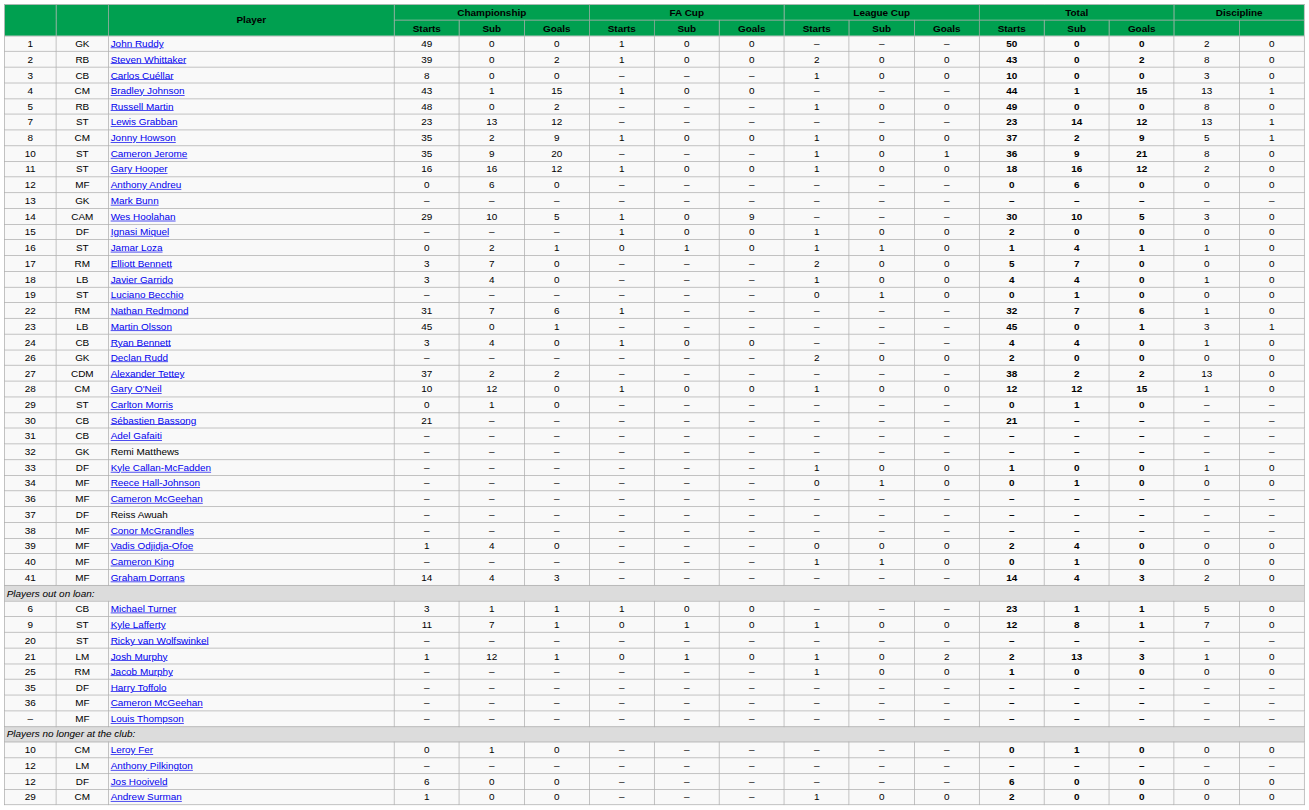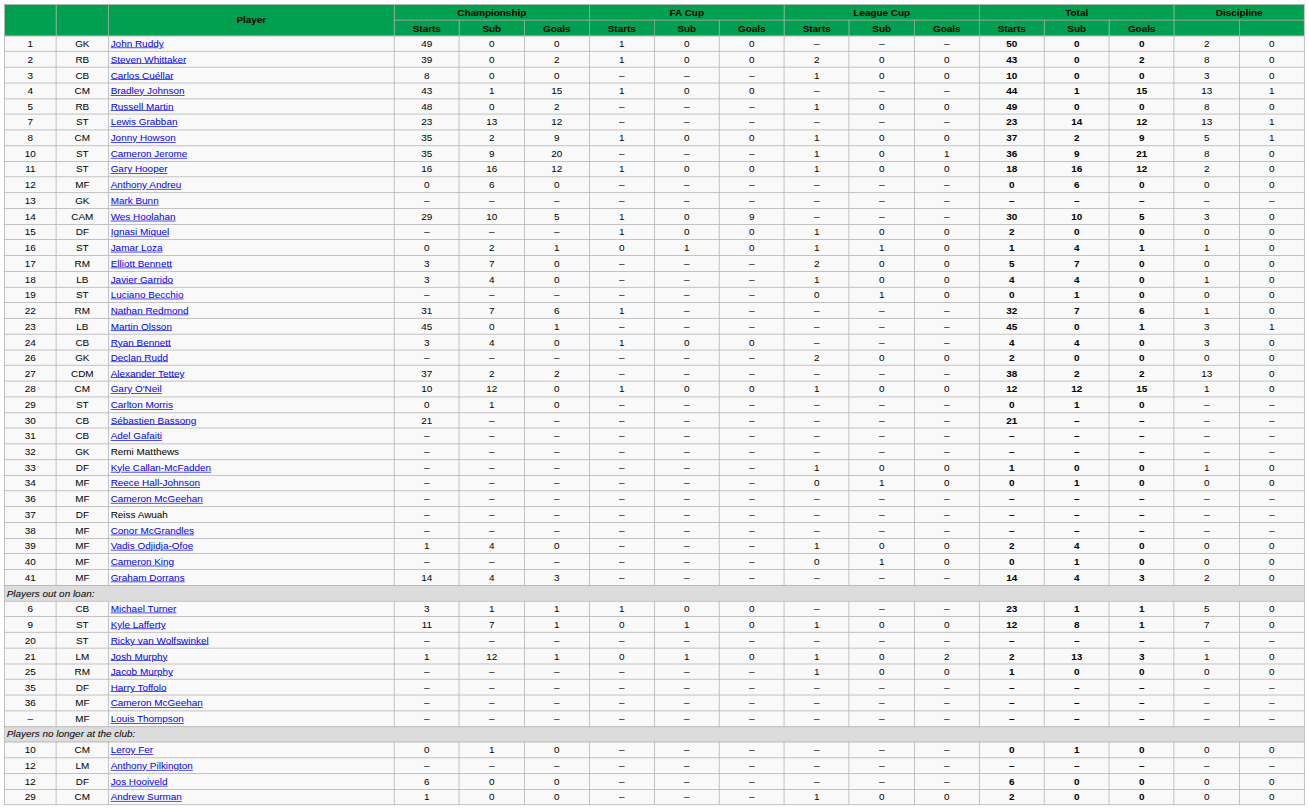(1207, 342) 1 -> (1207, 342) 3
(817, 546) 0 -> (817, 546) 1
(817, 562) 1 -> (817, 562) 0
